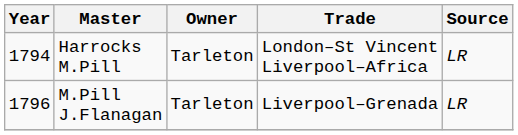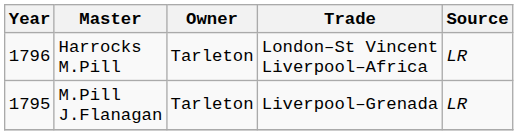(30, 57) 1794 -> (30, 57) 1796
(30, 105) 1796 -> (30, 105) 1795
